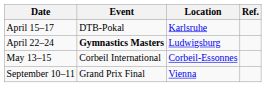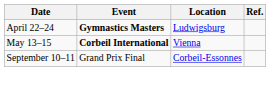- row: (30, 27)
(120, 58) normal -> (124, 43) bold
(203, 58) Corbeil-Essonnes -> (187, 43) Vienna
(182, 74) Vienna -> (207, 58) Corbeil-Essonnes
